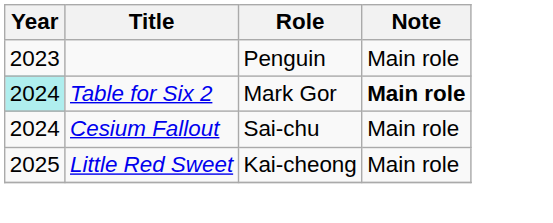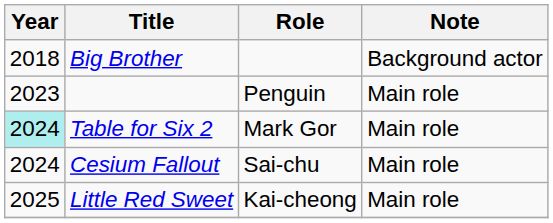+ row: (126, 57)
(416, 93) bold -> (413, 128) normal
